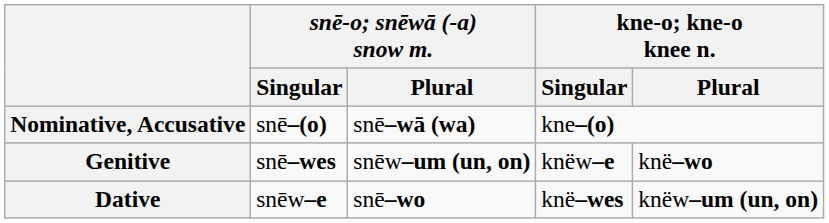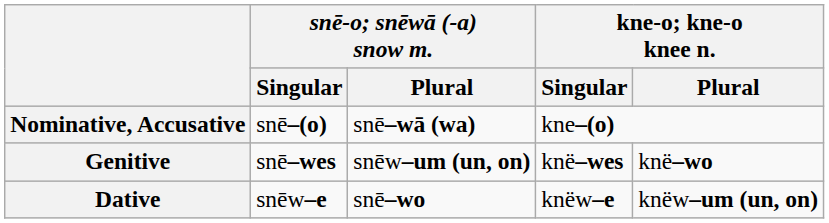(578, 161) knëw–e -> (582, 161) knë–wes
(582, 198) knë–wes -> (578, 198) knëw–e
